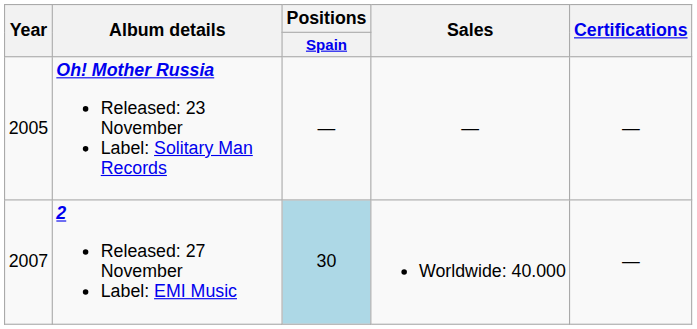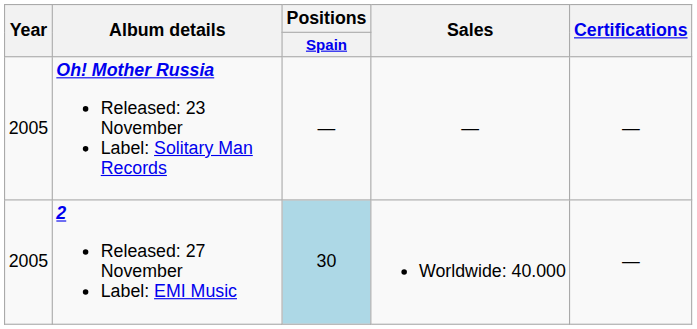(28, 261) 2007 -> (28, 261) 2005
